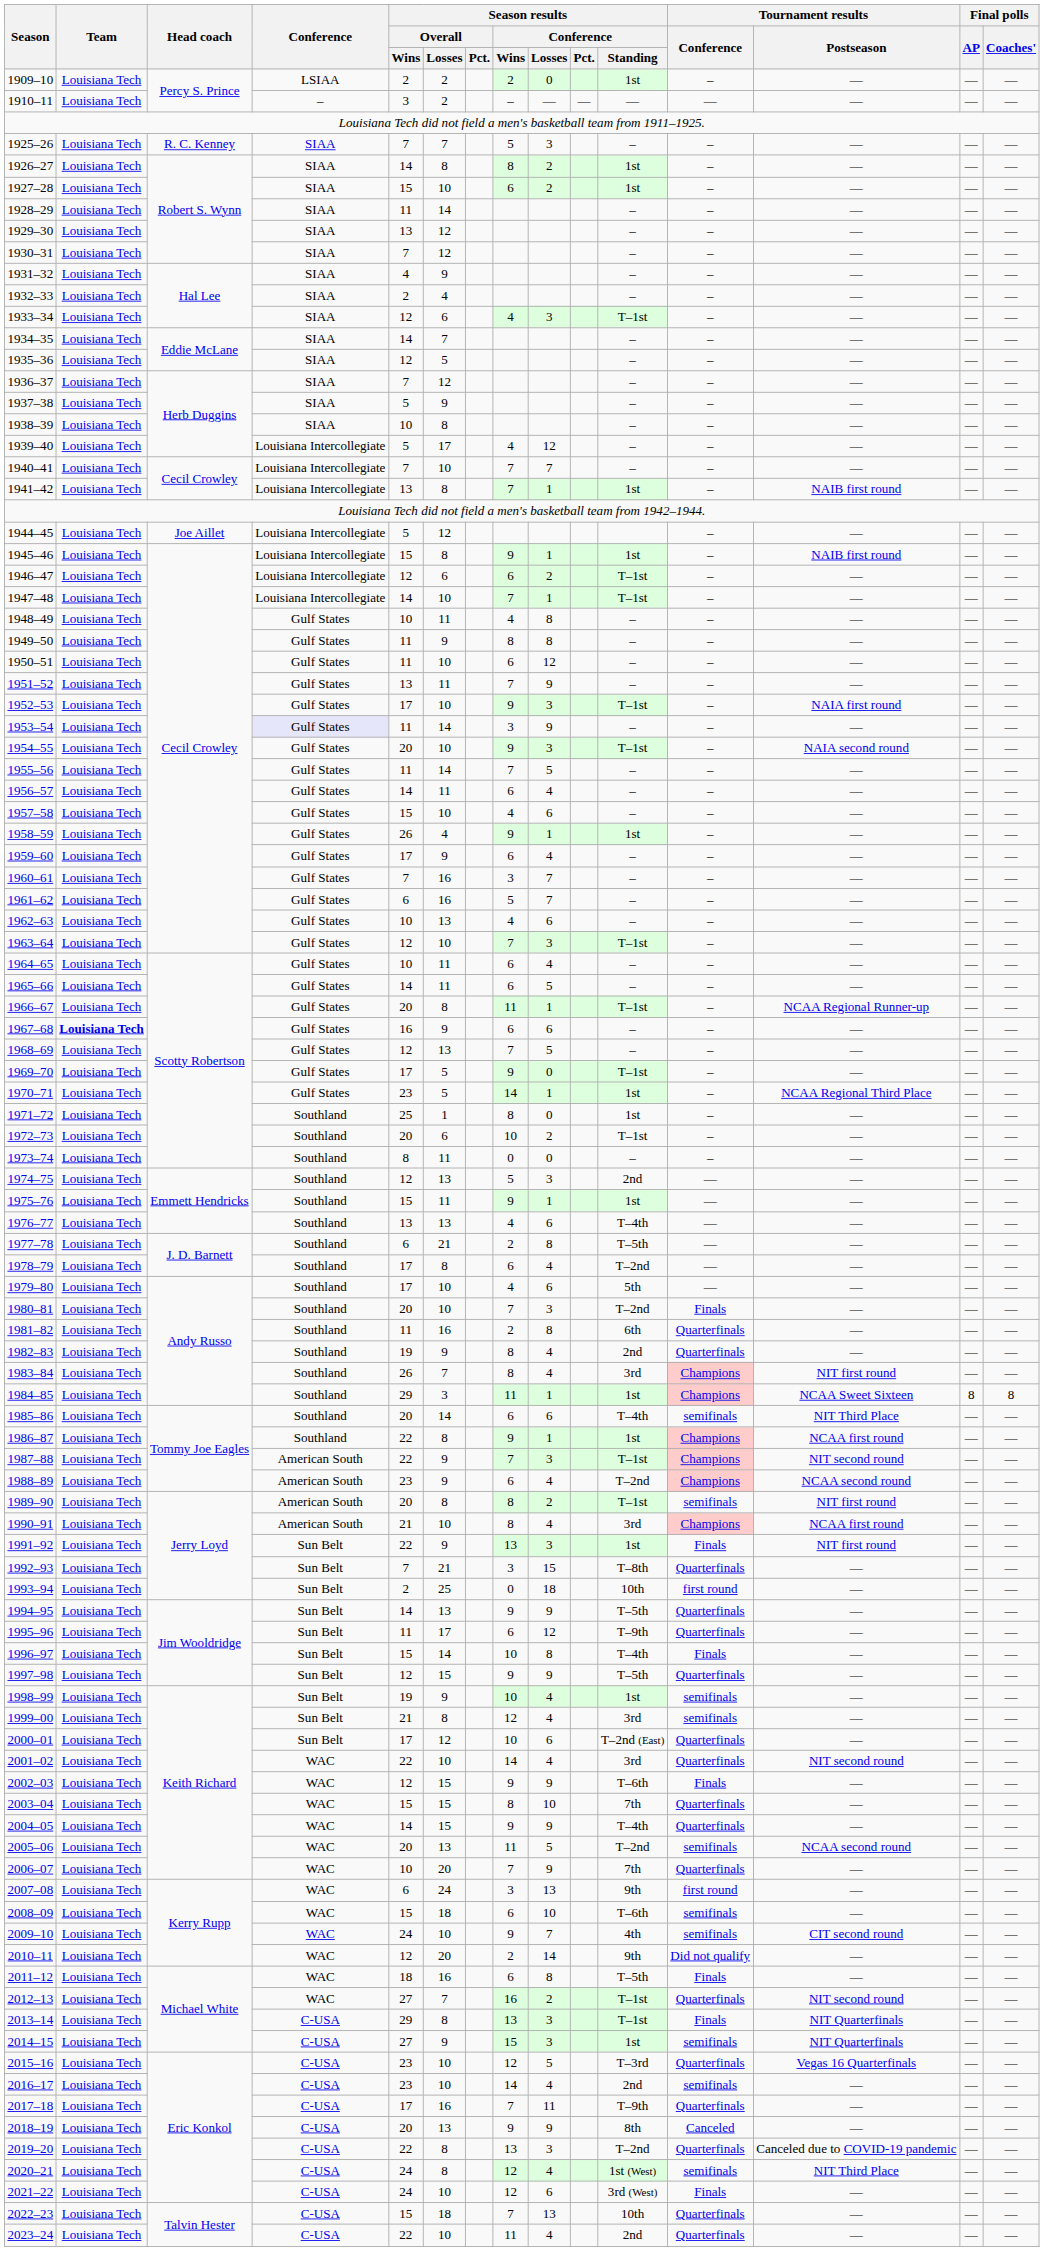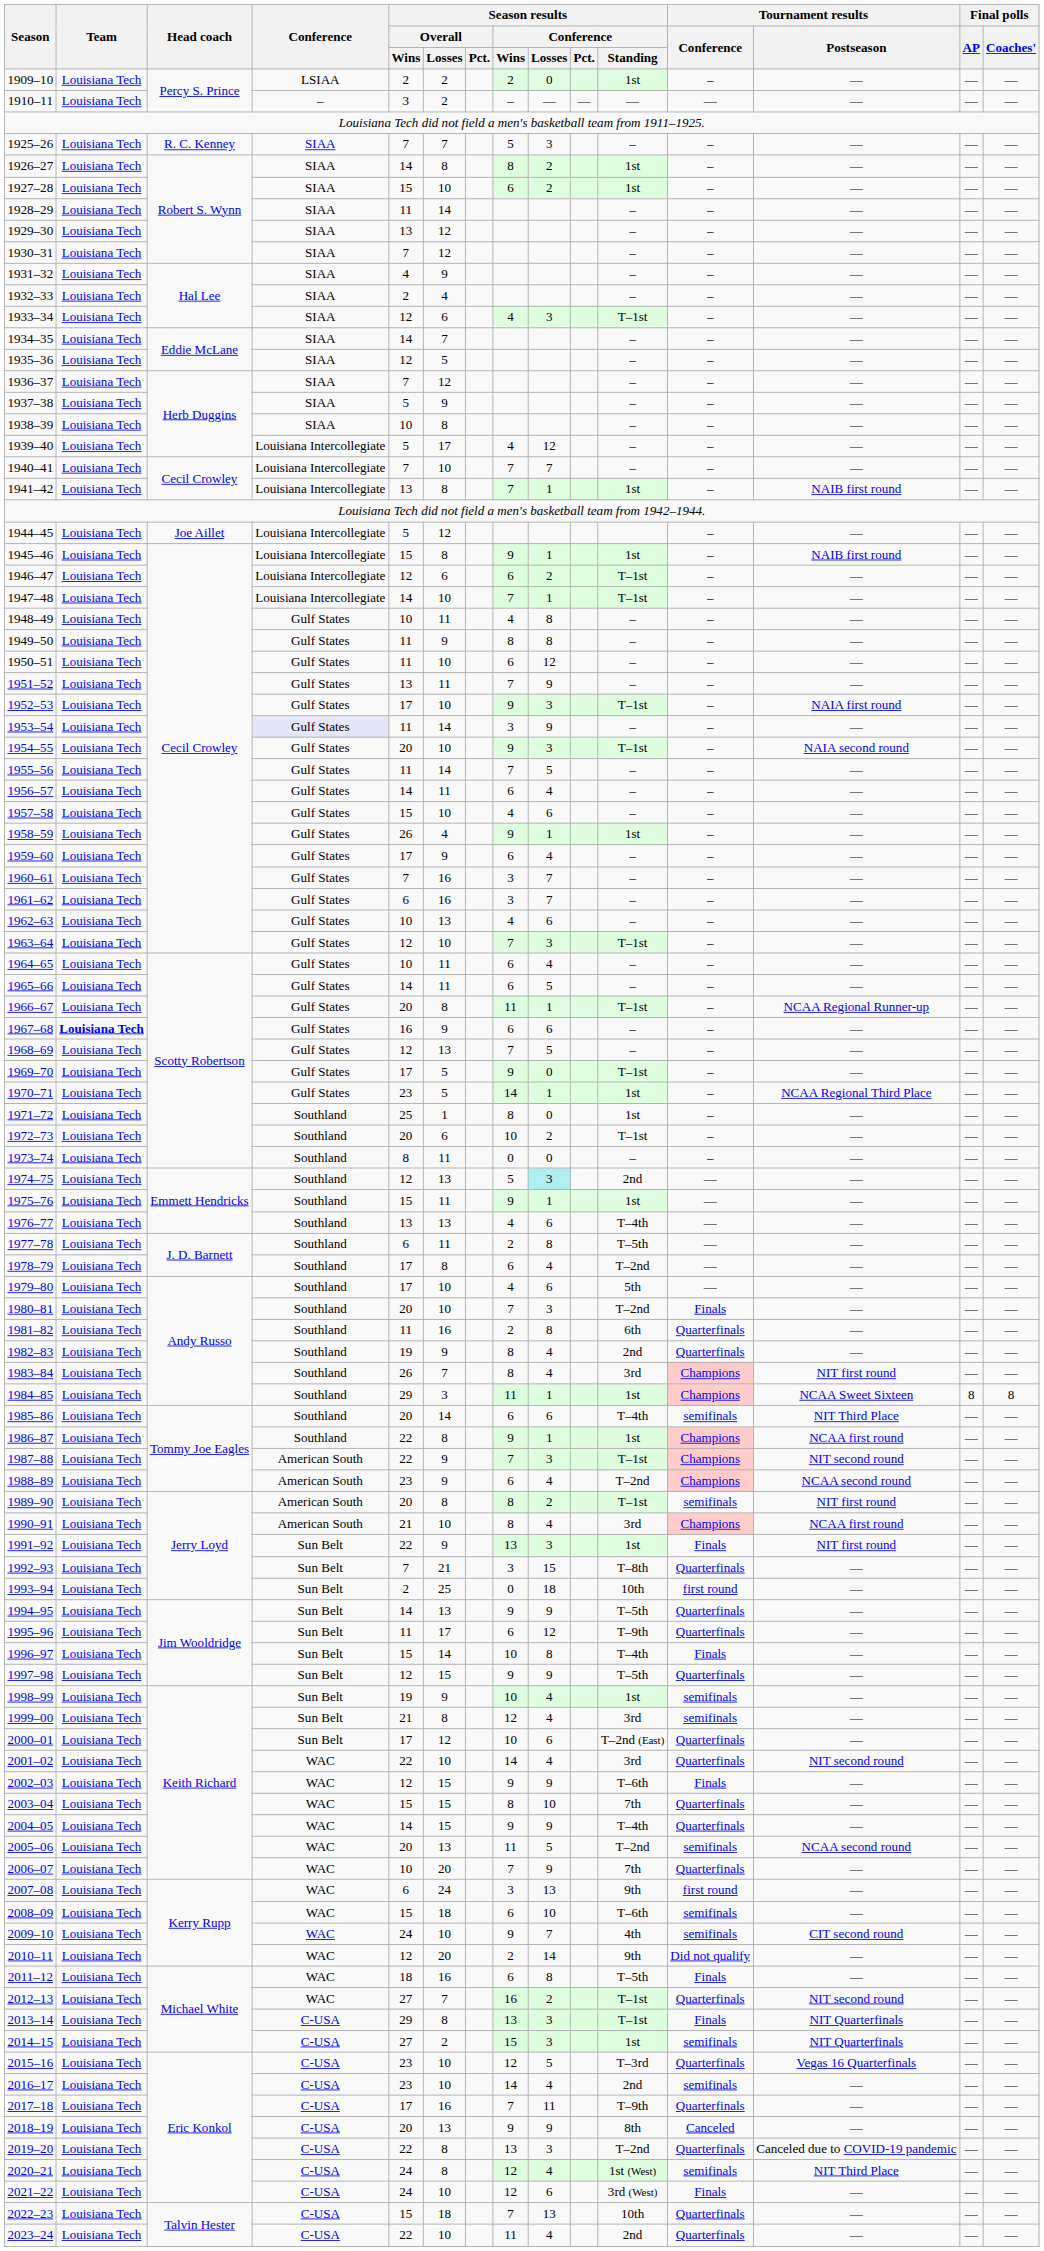(511, 899) 5 -> (511, 899) 3
(549, 1179) no background -> (549, 1179) paleturquoise background
(444, 1244) 21 -> (444, 1244) 11
(444, 2041) 9 -> (444, 2041) 2
